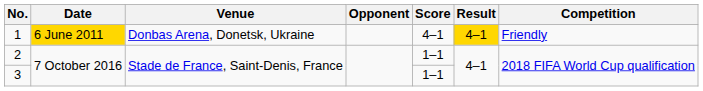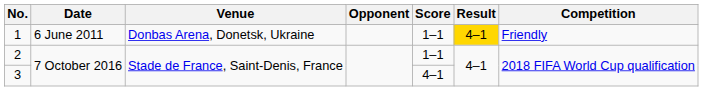(69, 34) gold background -> (69, 34) no background
(433, 34) 4–1 -> (433, 34) 1–1
(433, 75) 1–1 -> (433, 75) 4–1
